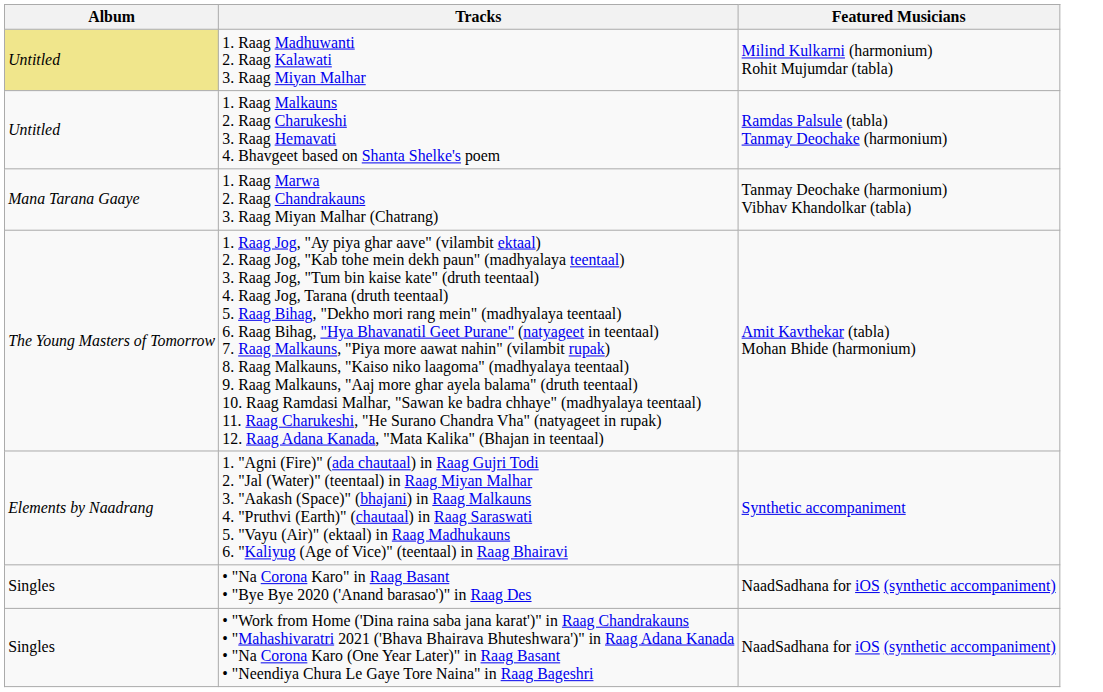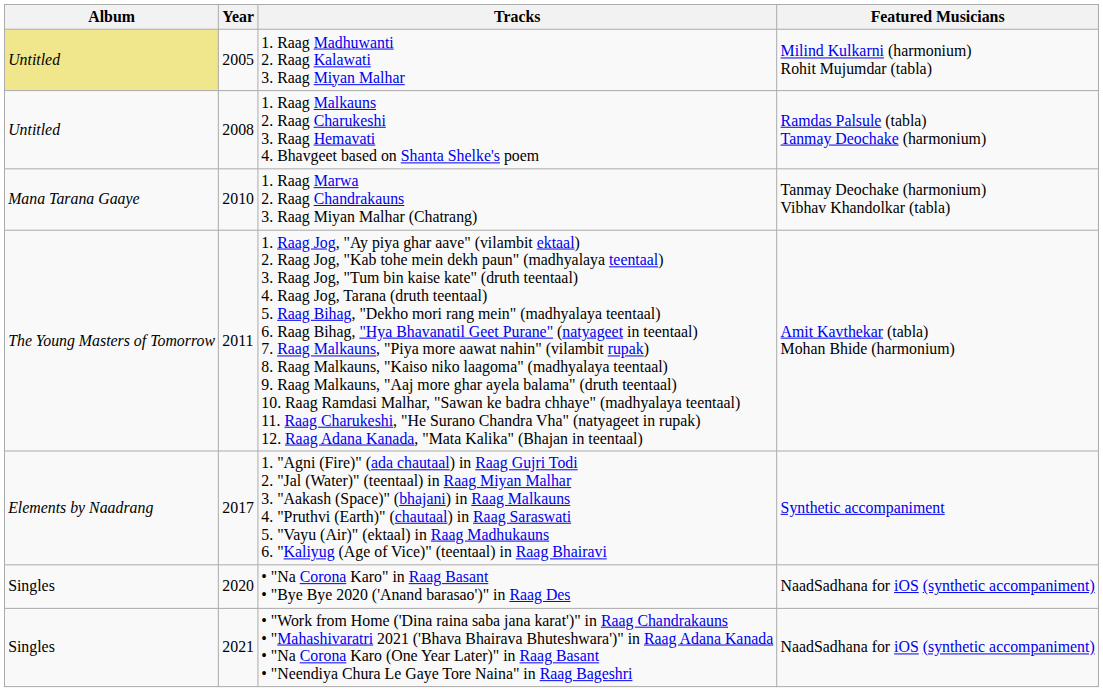+ column: (238, 17)
